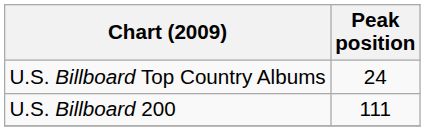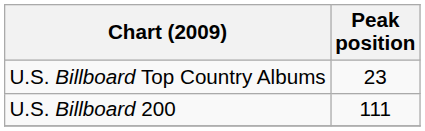(375, 76) 24 -> (375, 76) 23
